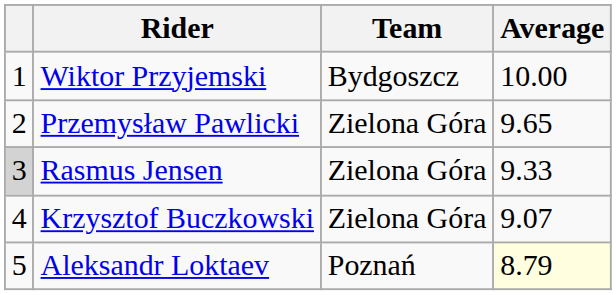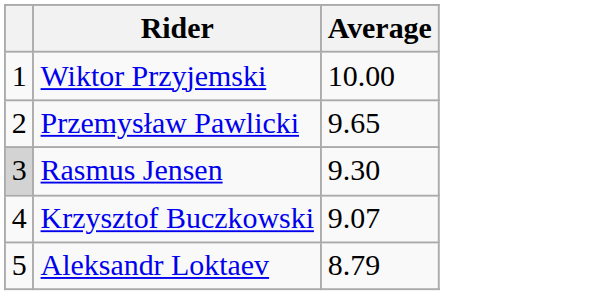- column: (407, 28)
(526, 170) 9.33 -> (354, 170) 9.30
(526, 265) lightyellow background -> (354, 265) no background
